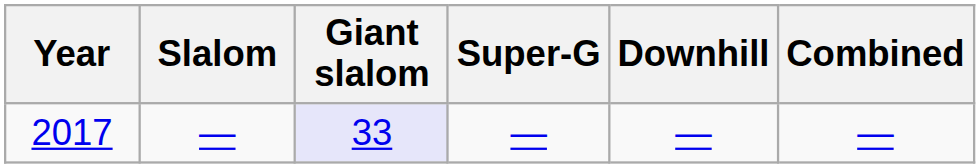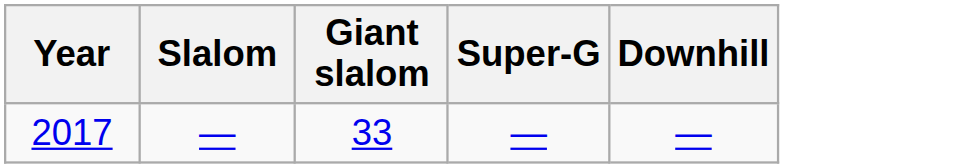- column: (875, 53)
(372, 132) lavender background -> (372, 132) no background
